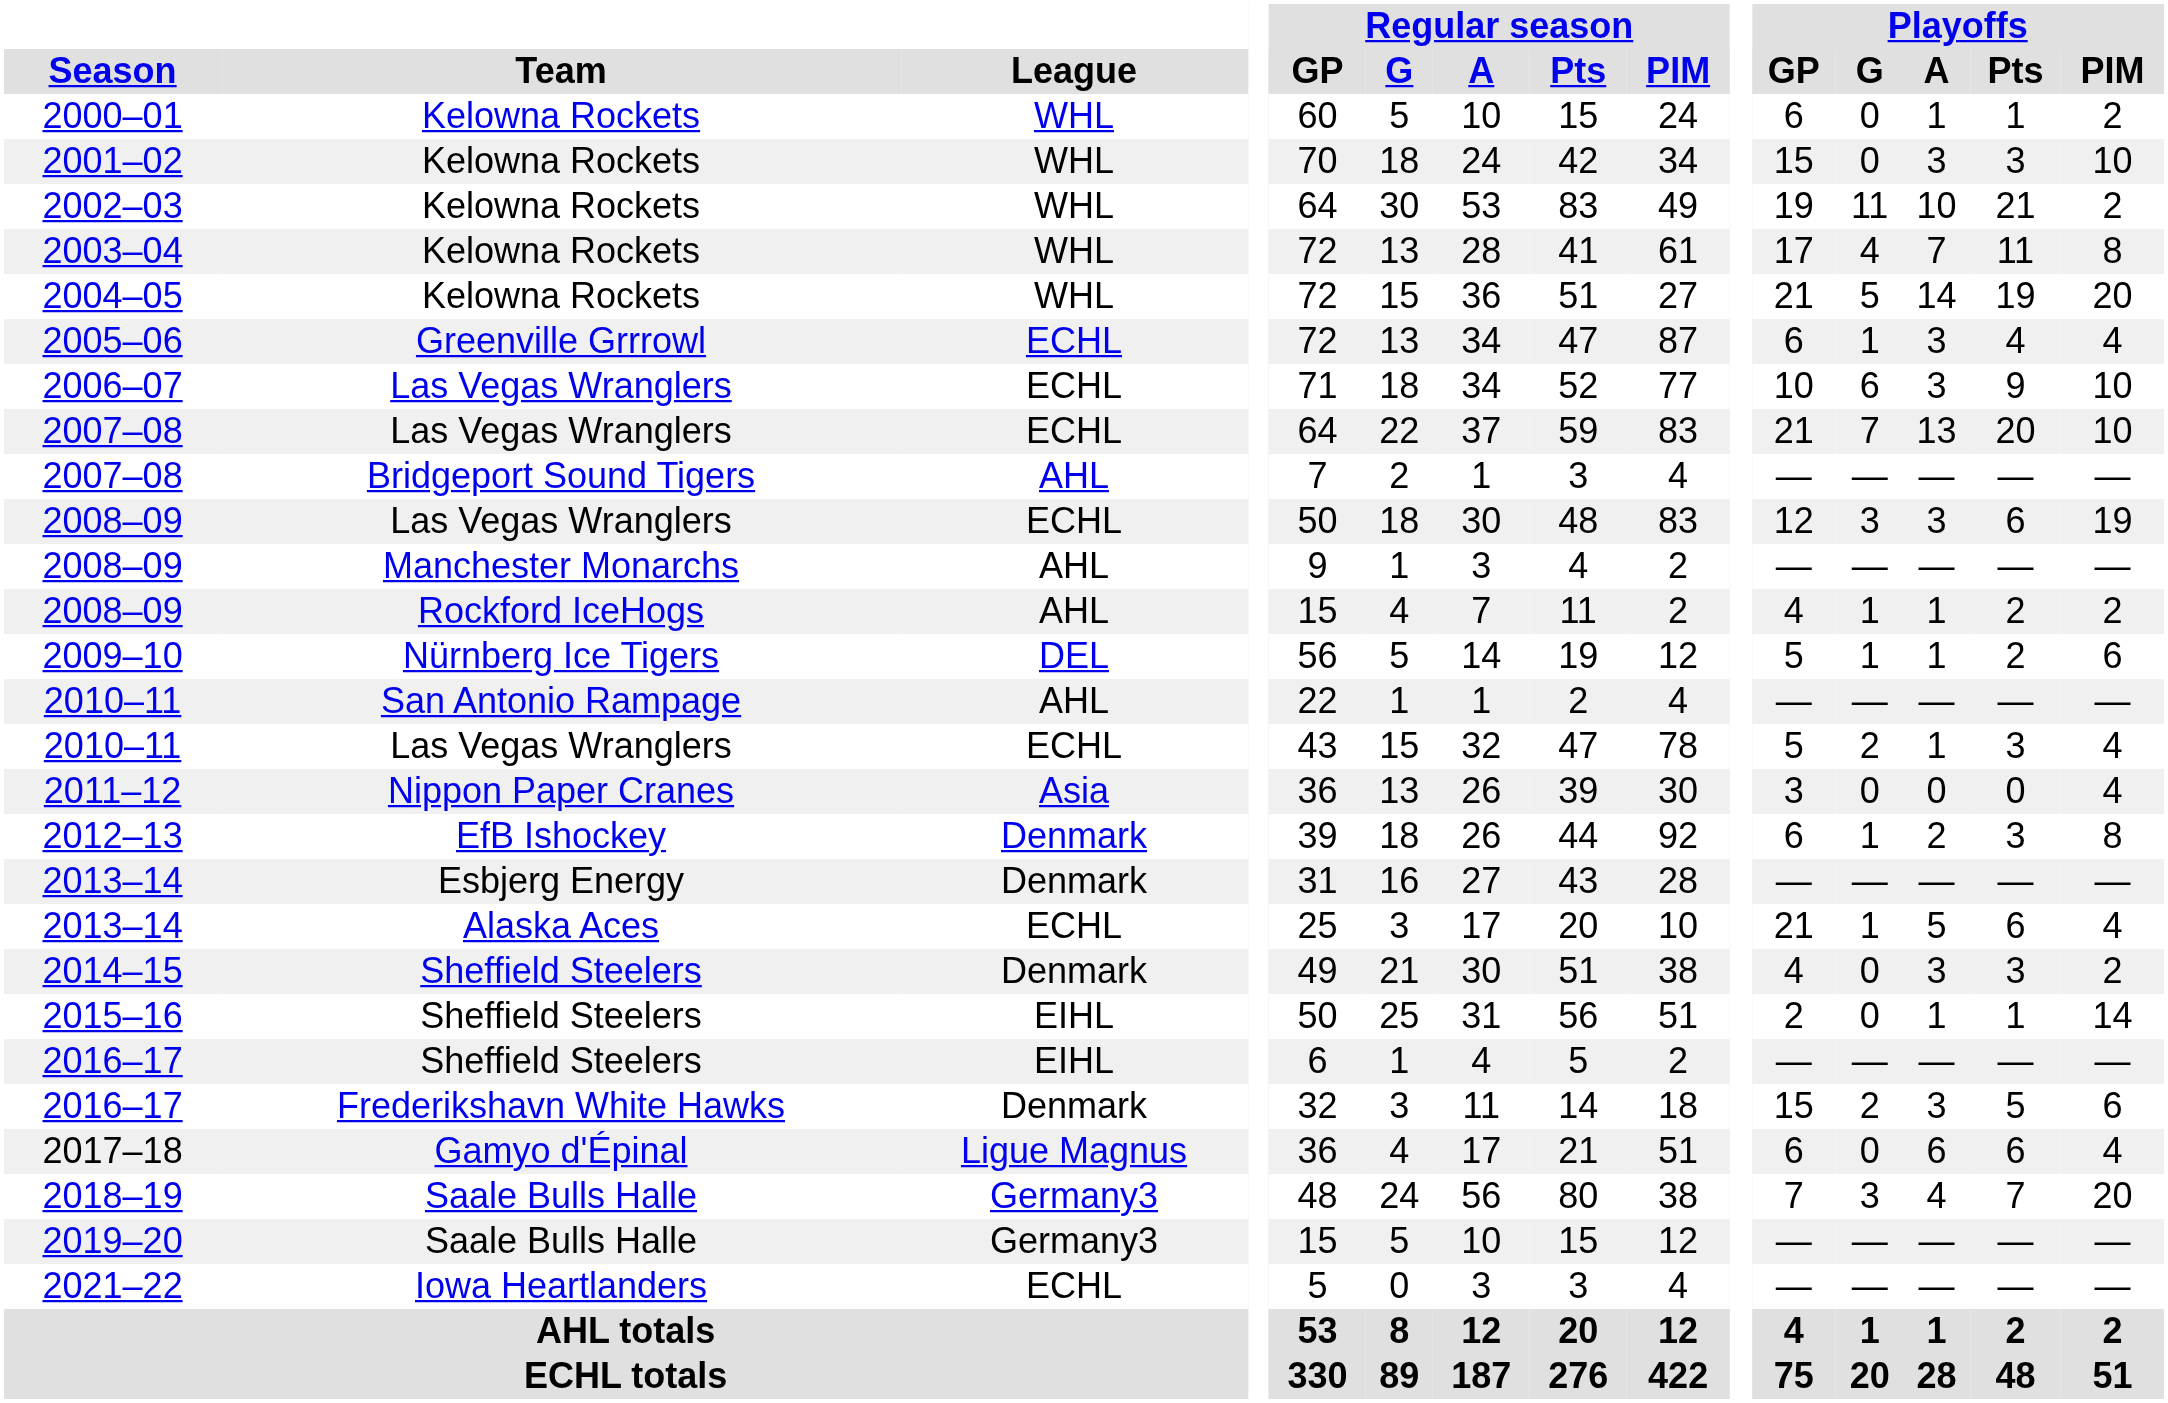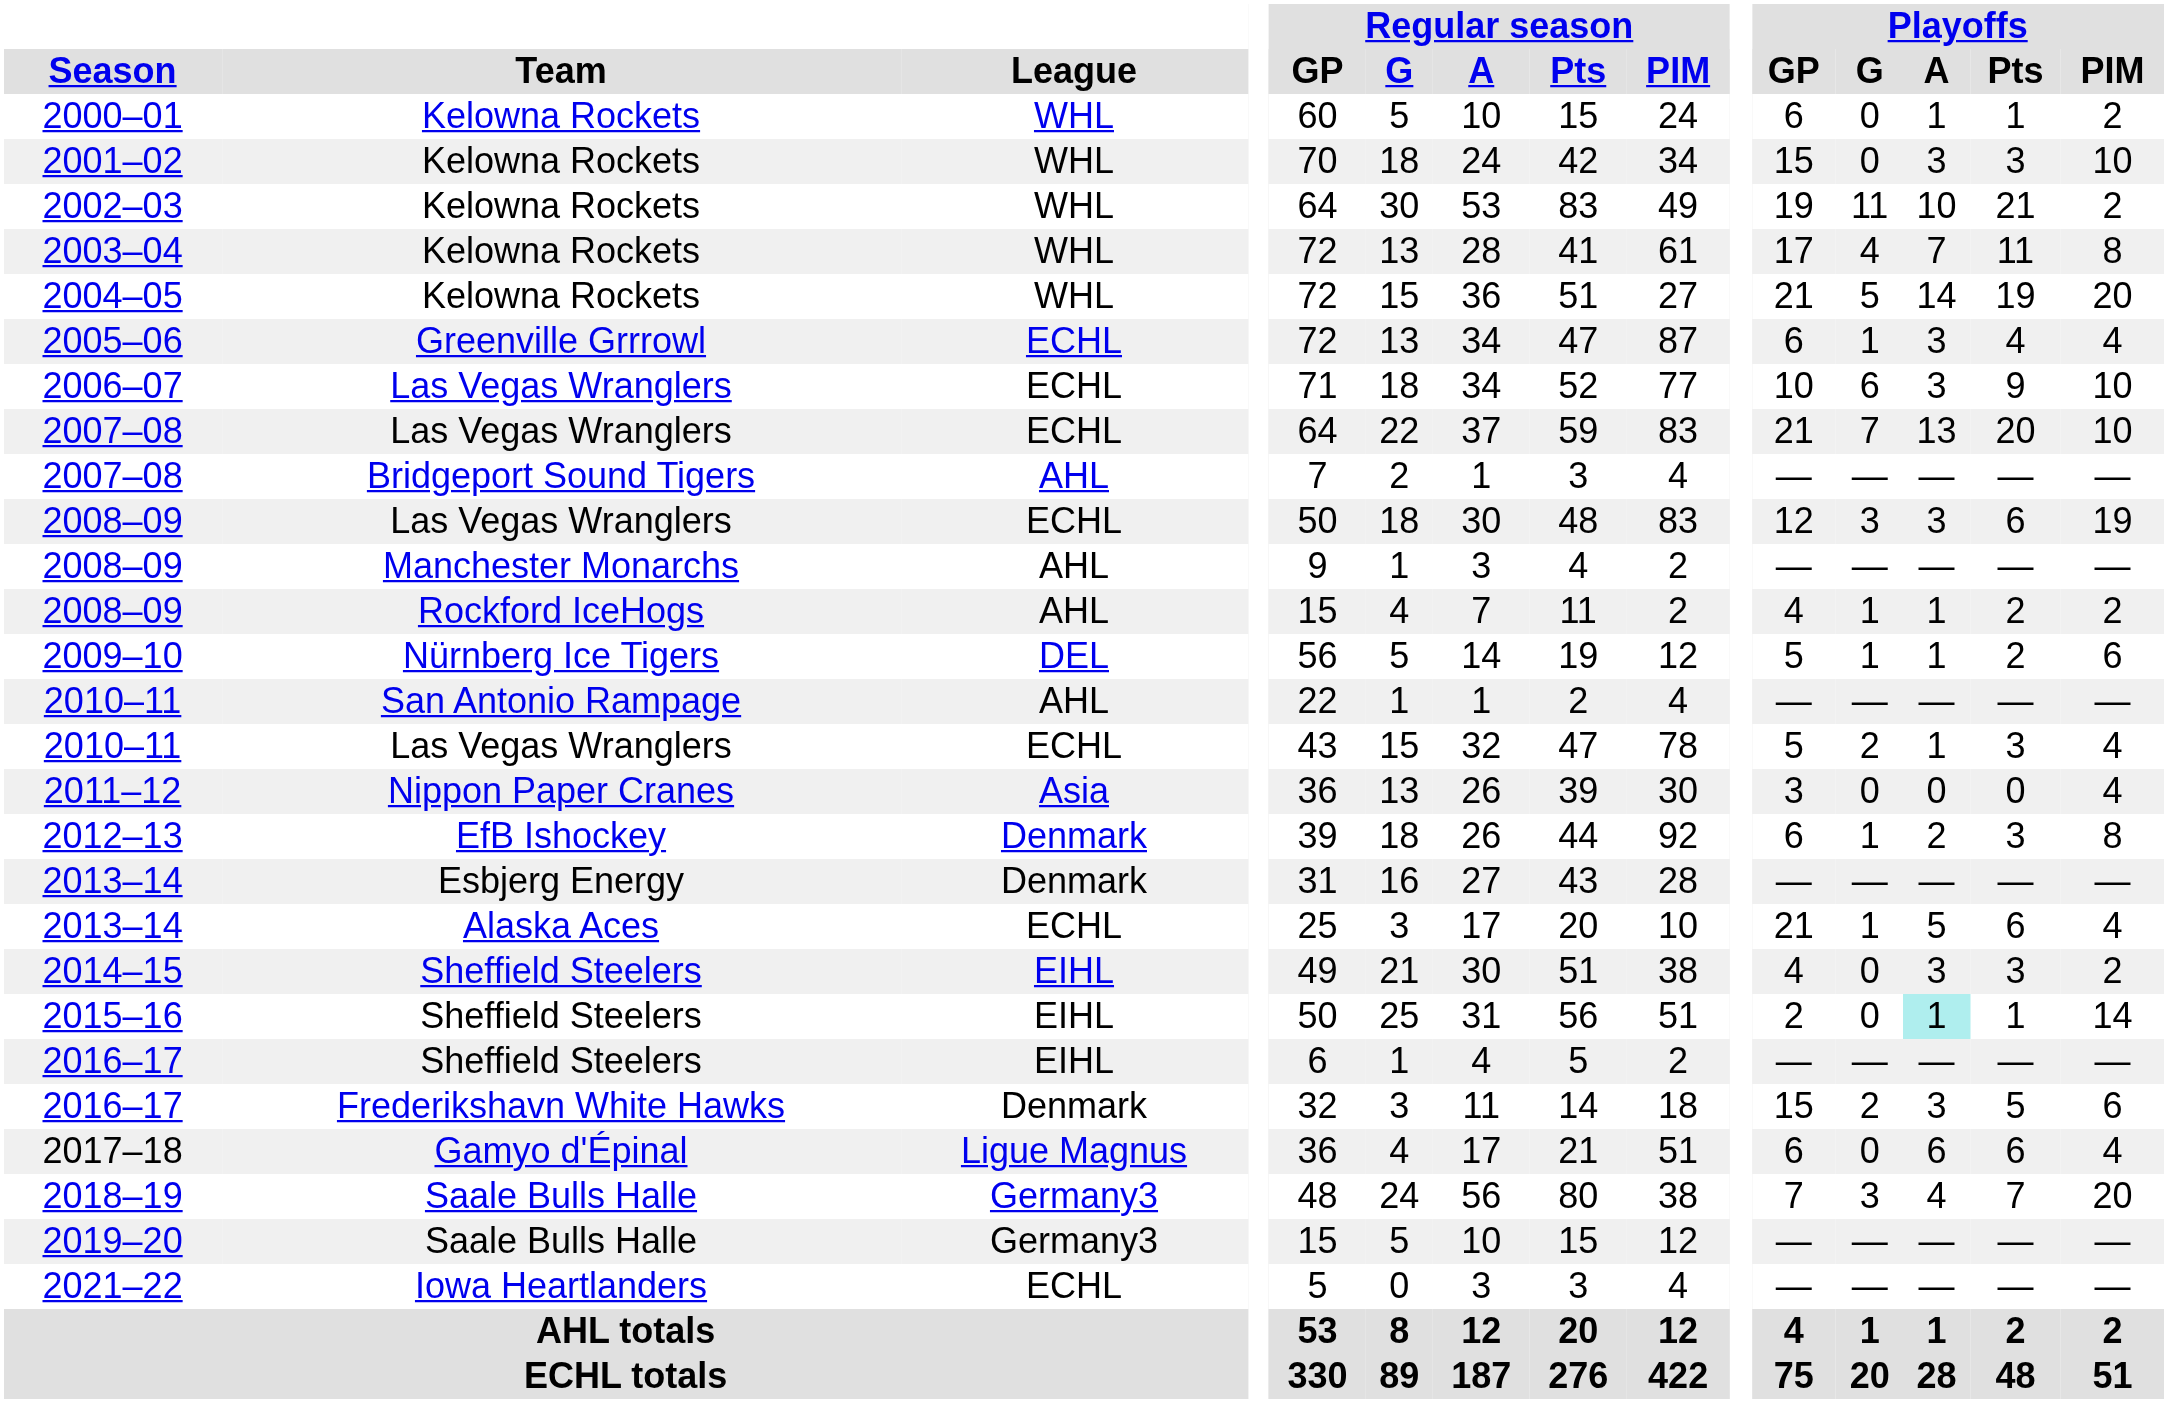(1074, 970) Denmark -> (1074, 970) EIHL
(1937, 1015) no background -> (1937, 1015) paleturquoise background
